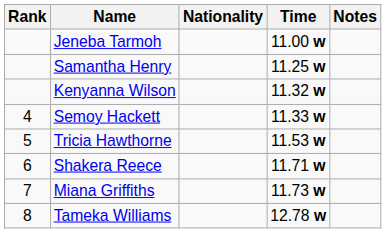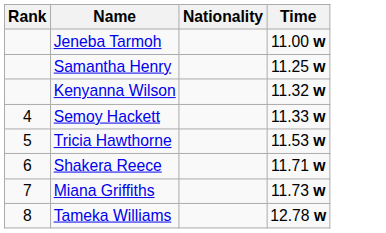- column: (355, 16)
